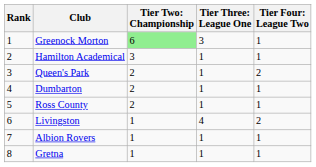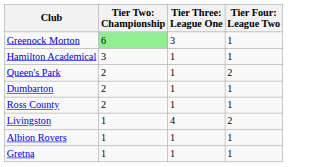- column: (19, 18)
